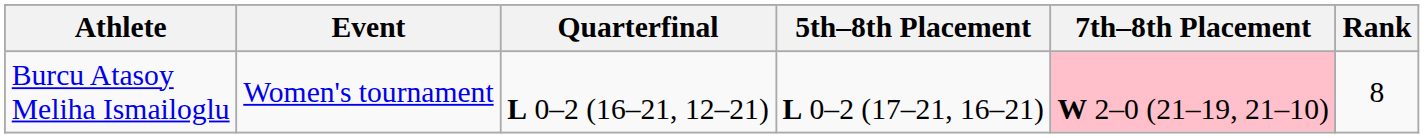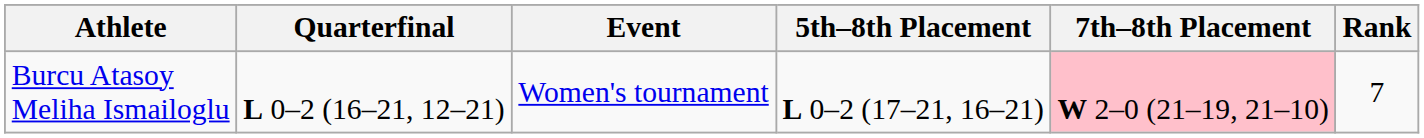columns swapped: (368, 27) <-> (638, 27)
(1377, 91) 8 -> (1377, 91) 7
